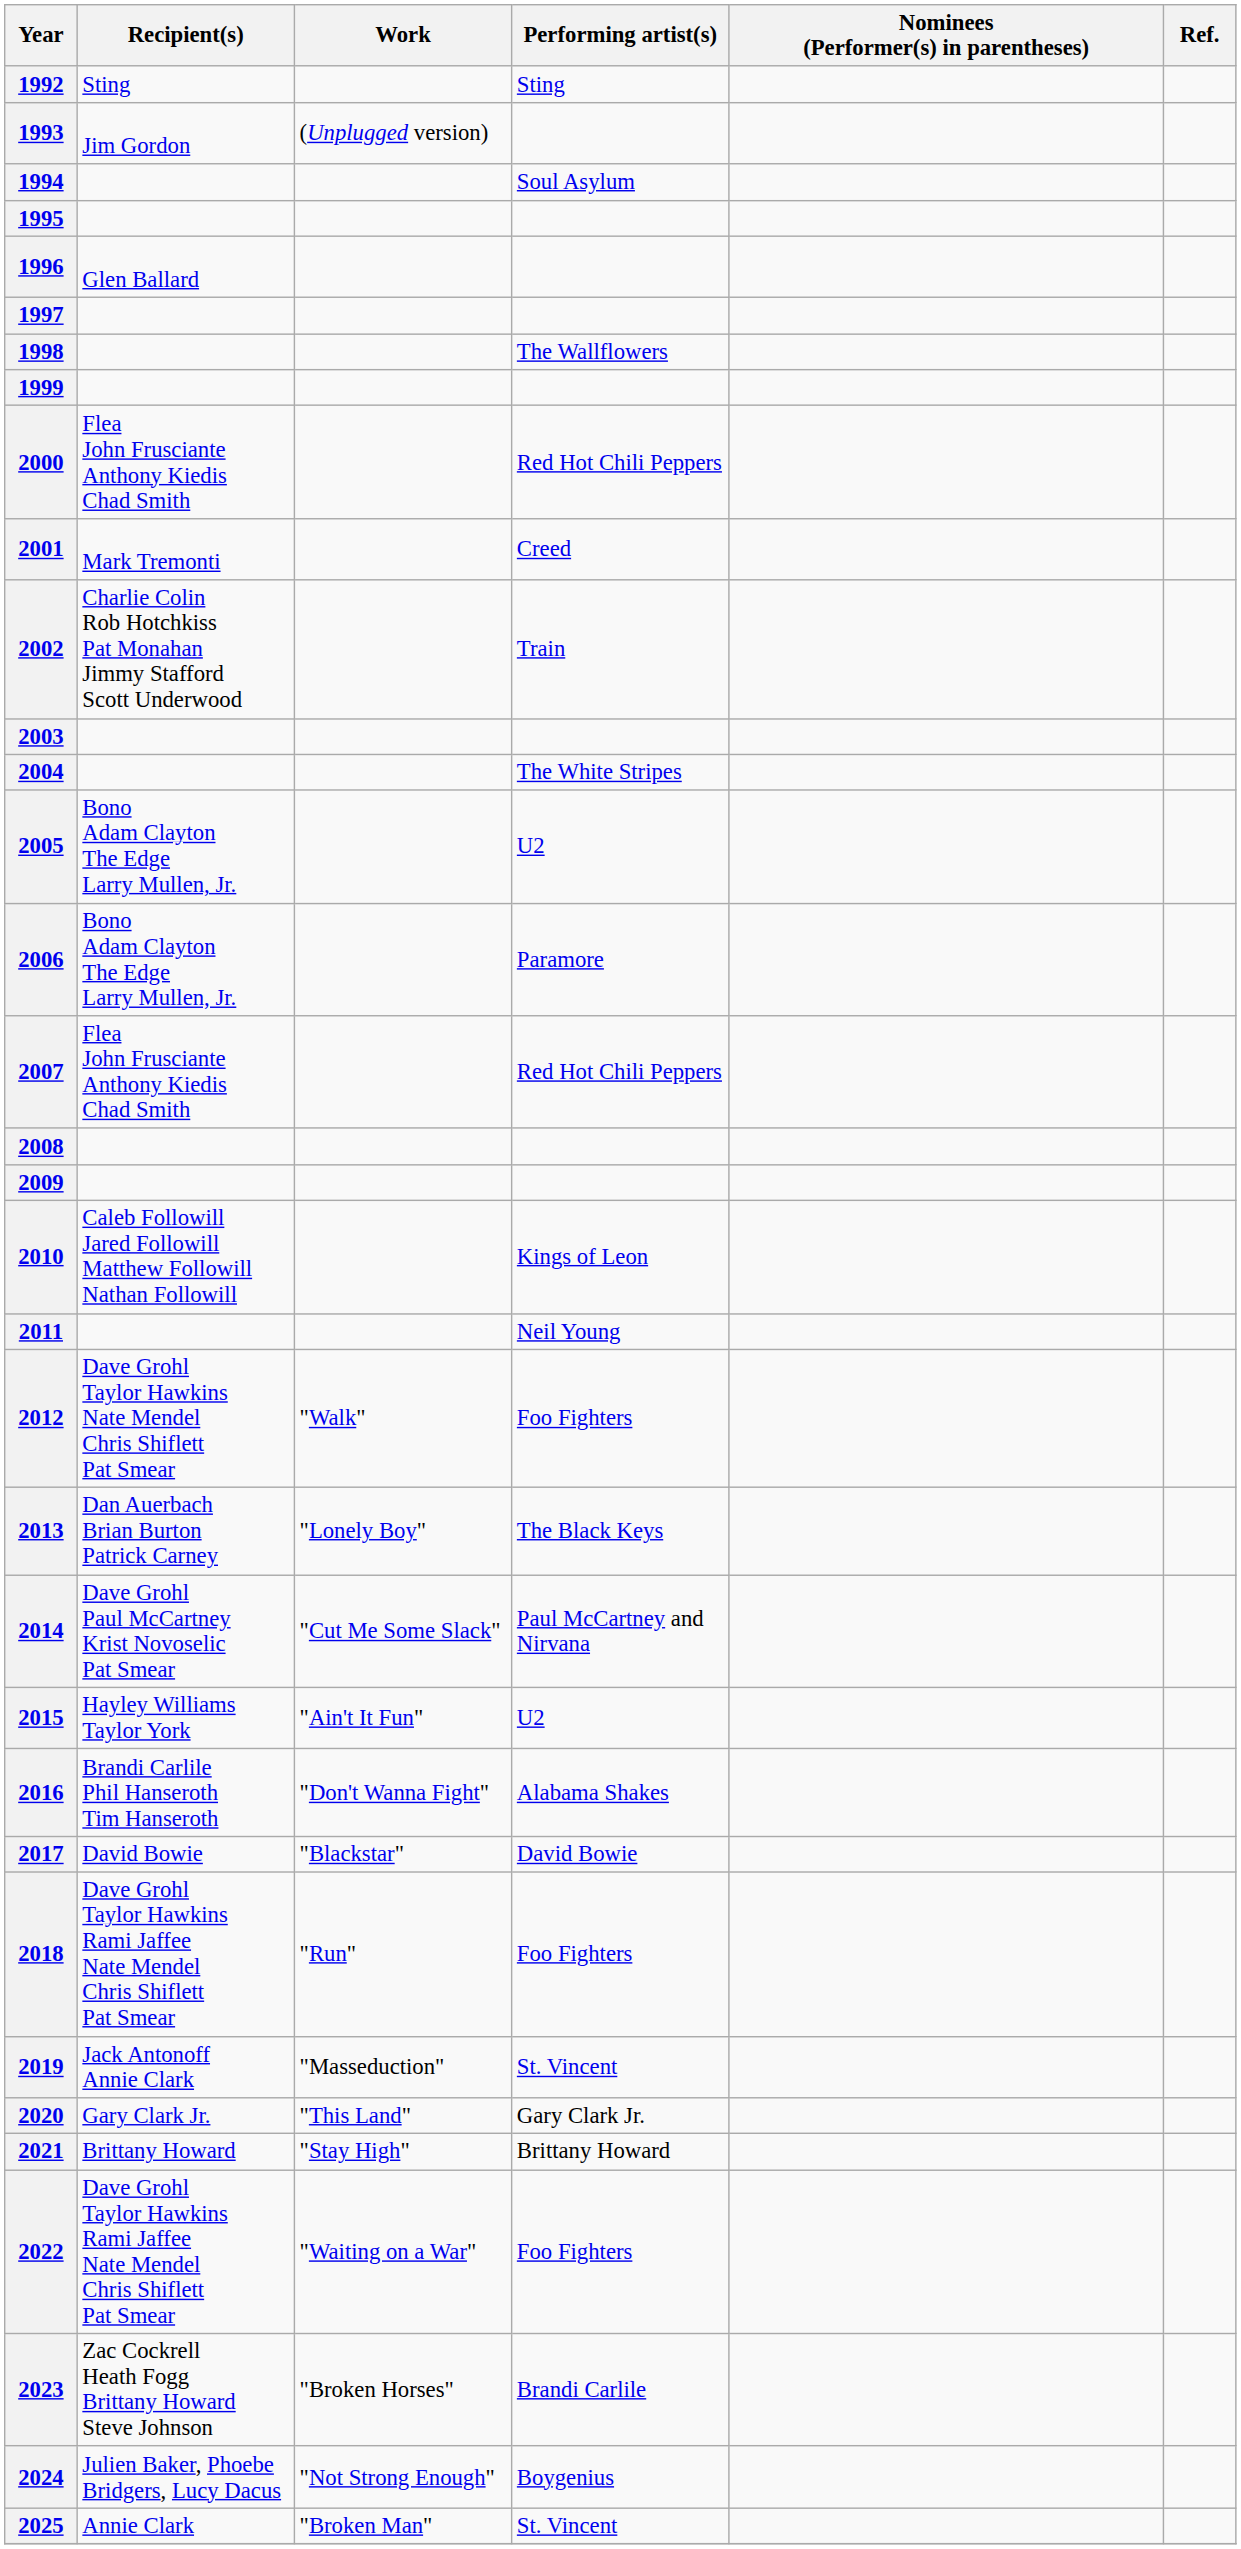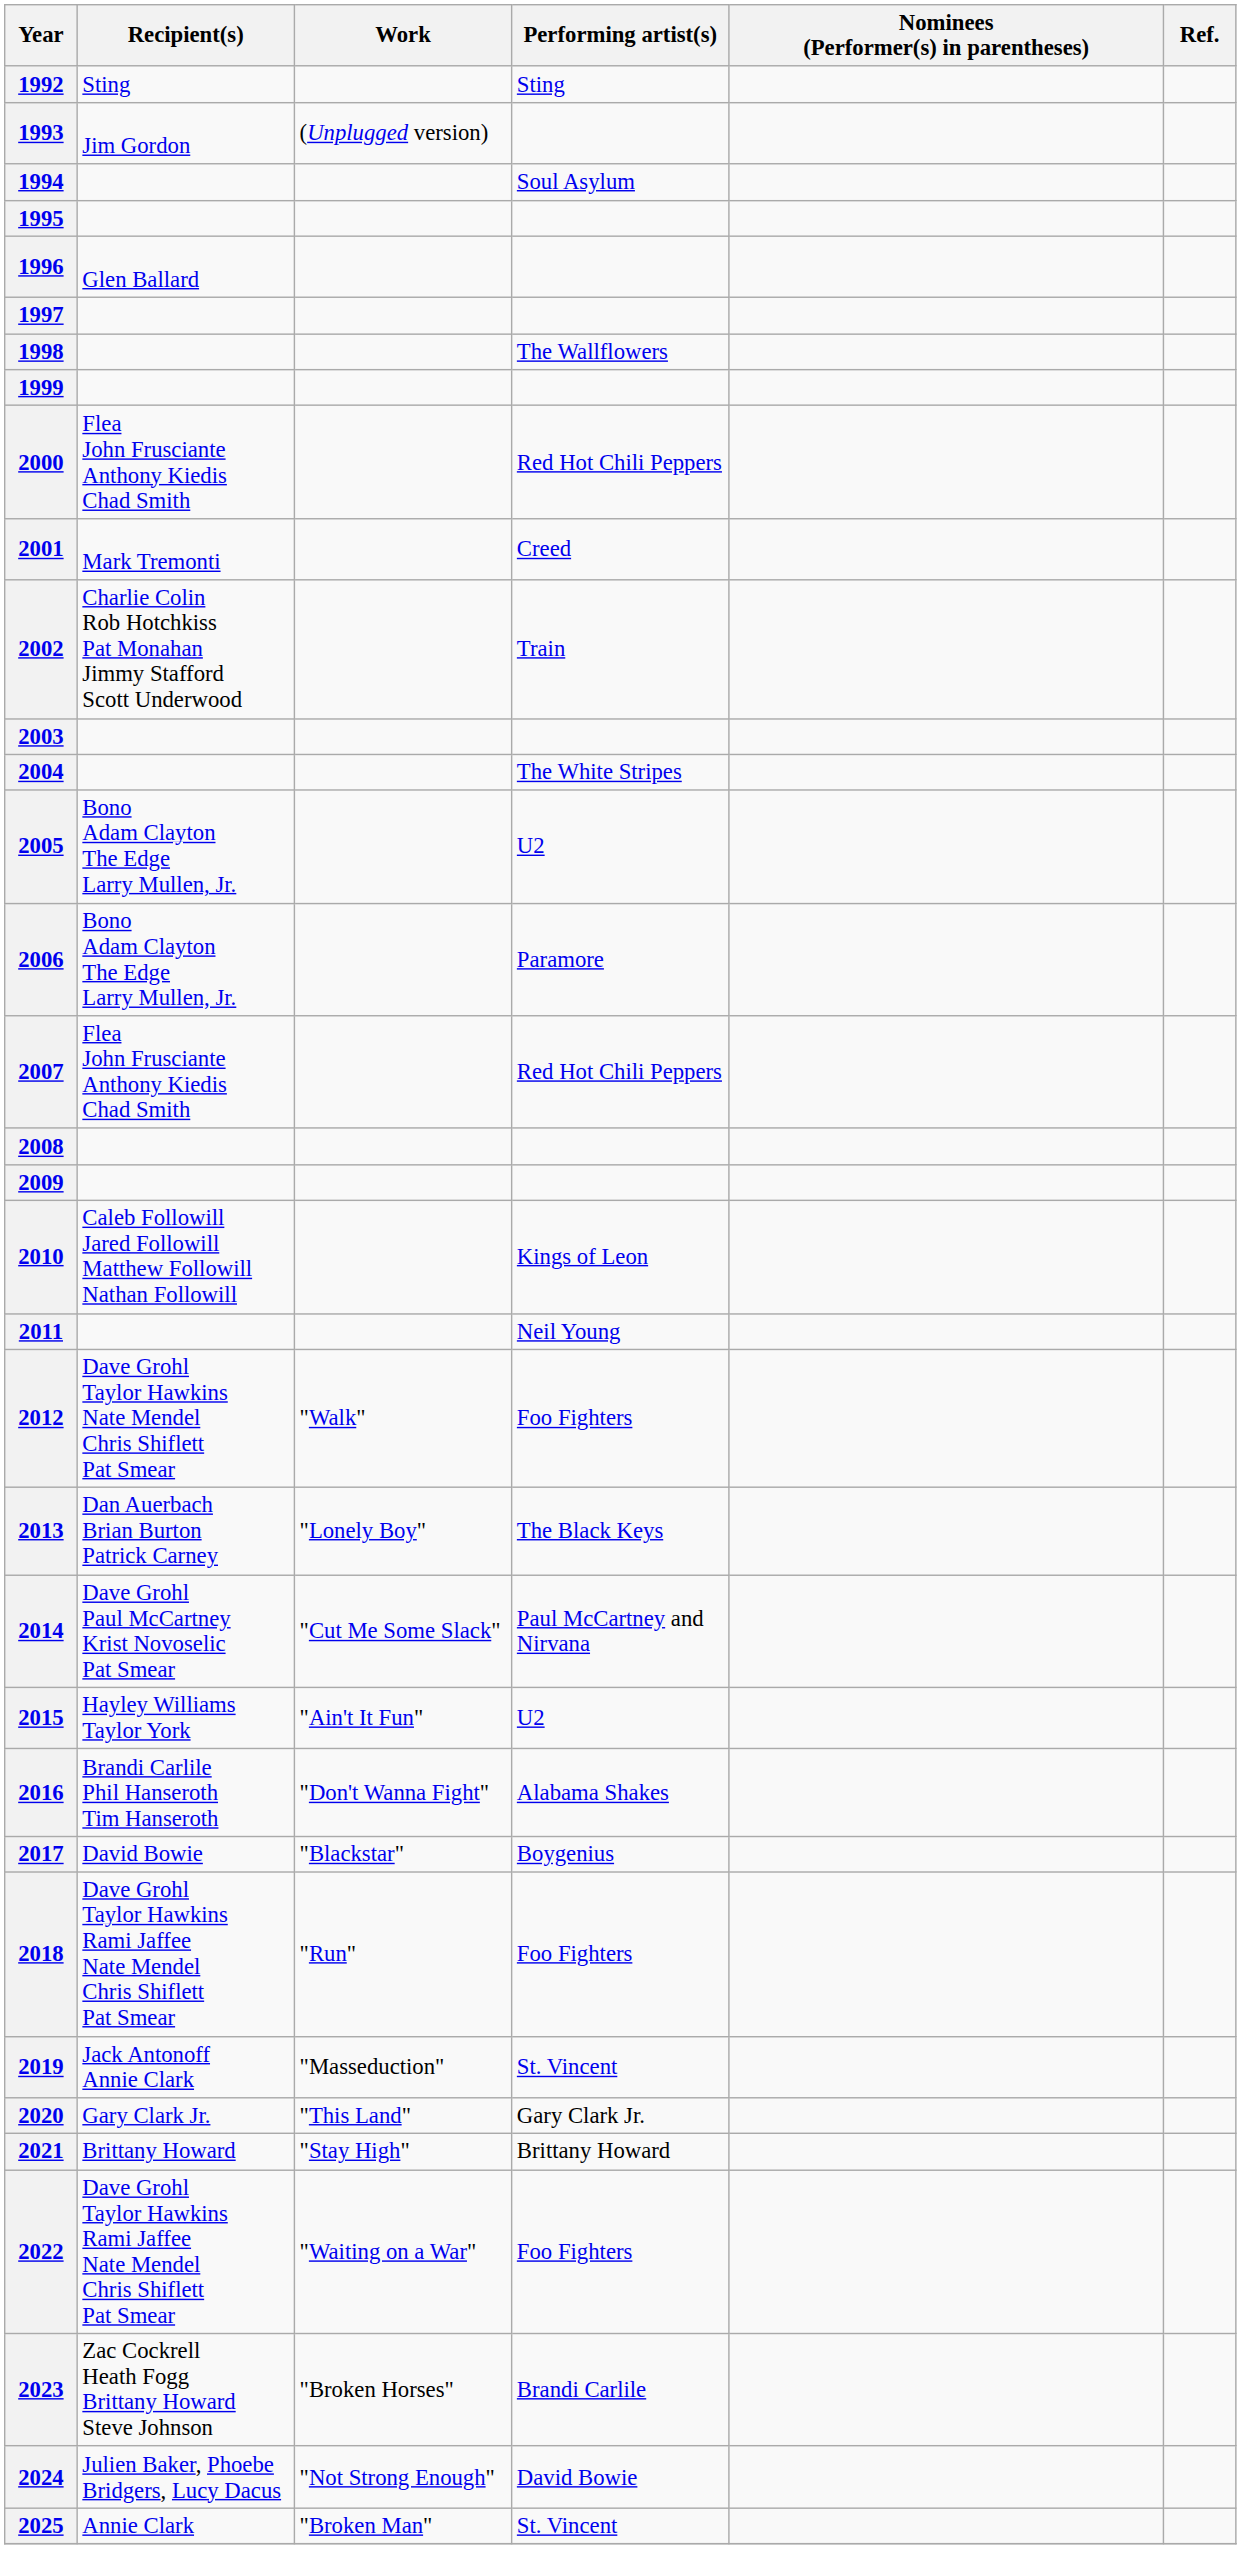(577, 1853) David Bowie -> (565, 1853) Boygenius
(565, 2476) Boygenius -> (577, 2476) David Bowie
